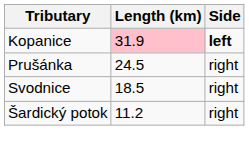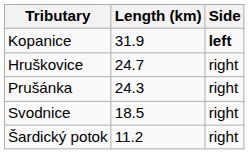(129, 40) pink background -> (129, 40) no background
+ row: (46, 64)
(129, 64) 24.5 -> (129, 88) 24.3
